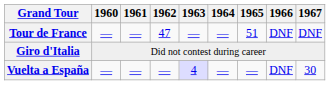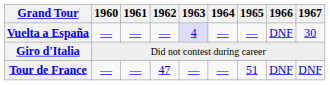rows swapped: (48, 70) <-> (48, 32)
